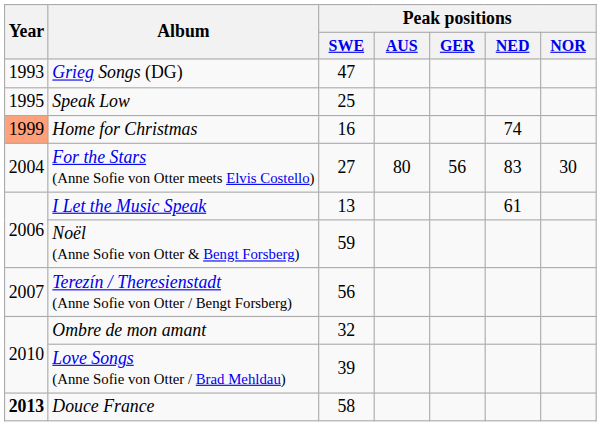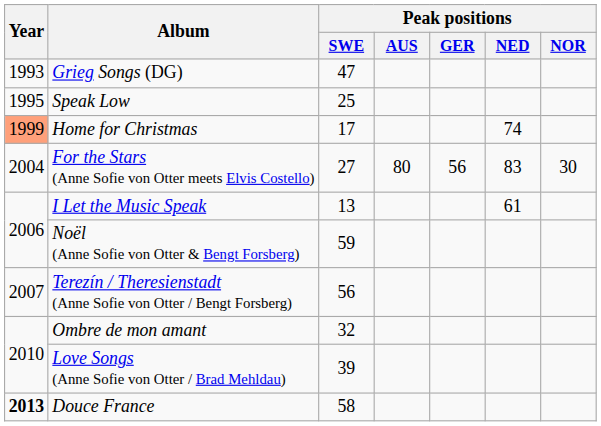(346, 129) 16 -> (346, 129) 17
